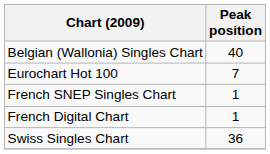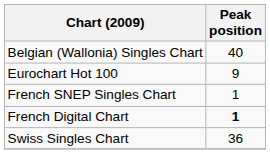(236, 73) 7 -> (236, 73) 9
(236, 116) normal -> (236, 116) bold
